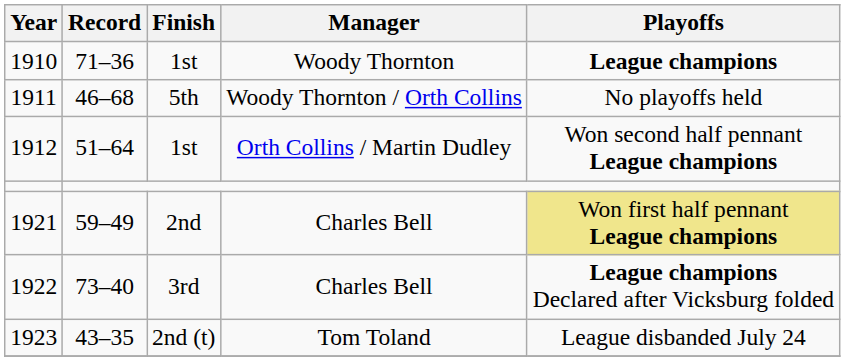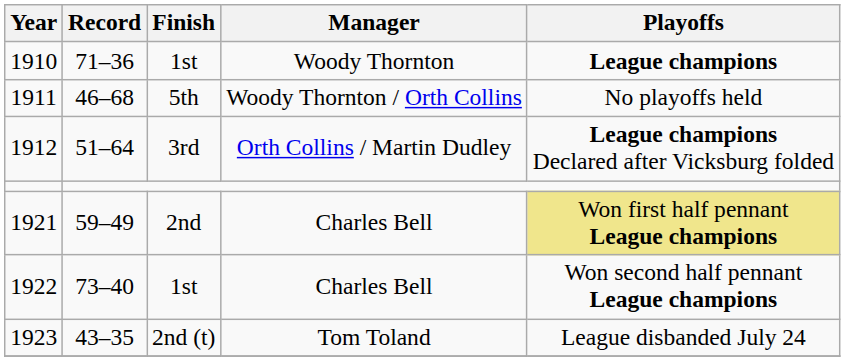(184, 148) 1st -> (184, 148) 3rd
(683, 148) Won second half pennant League champions -> (683, 148) League champions Declared after Vicksburg folded
(184, 286) 3rd -> (184, 286) 1st
(683, 286) League champions Declared after Vicksburg folded -> (683, 286) Won second half pennant League champions
